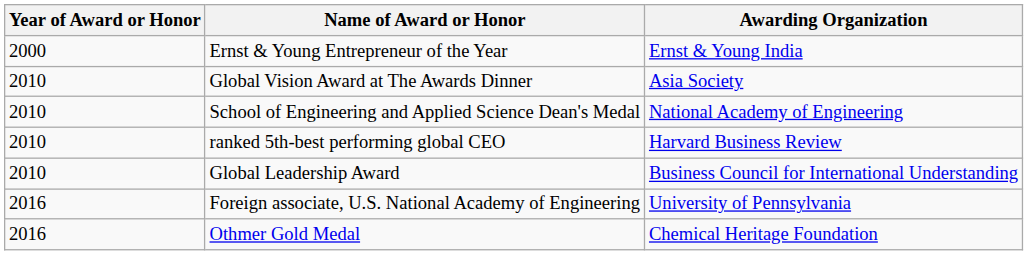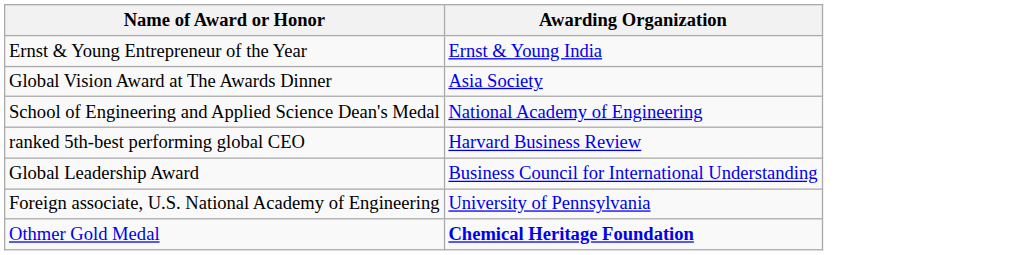- column: (105, 20)
(763, 234) normal -> (571, 234) bold
